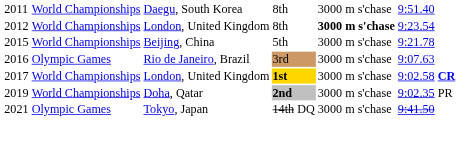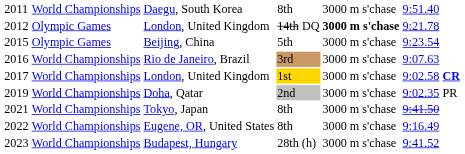(86, 25) World Championships -> (71, 25) Olympic Games
(280, 25) 8th -> (298, 25) 14th DQ
(416, 25) 9:23.54 -> (421, 25) 9:21.78
(86, 42) World Championships -> (71, 42) Olympic Games
(416, 42) 9:21.78 -> (421, 42) 9:23.54
(71, 59) Olympic Games -> (86, 59) World Championships
(280, 76) bold -> (284, 76) normal
(282, 92) bold -> (286, 92) normal
(71, 109) Olympic Games -> (86, 109) World Championships
(294, 109) 14th DQ -> (285, 109) 8th
+ row: (16, 126)
+ row: (16, 142)
